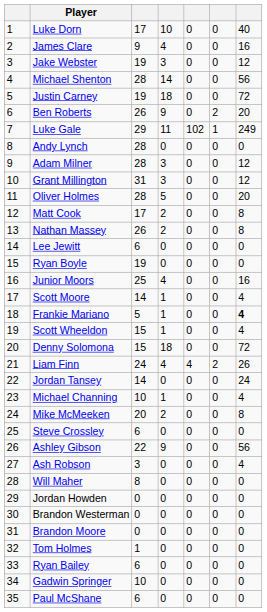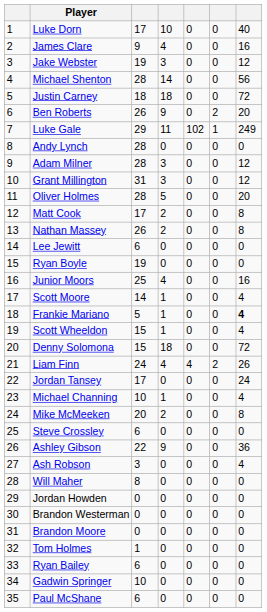(140, 96) 19 -> (140, 96) 18
(140, 381) 14 -> (140, 381) 17
(244, 448) 56 -> (244, 448) 36
